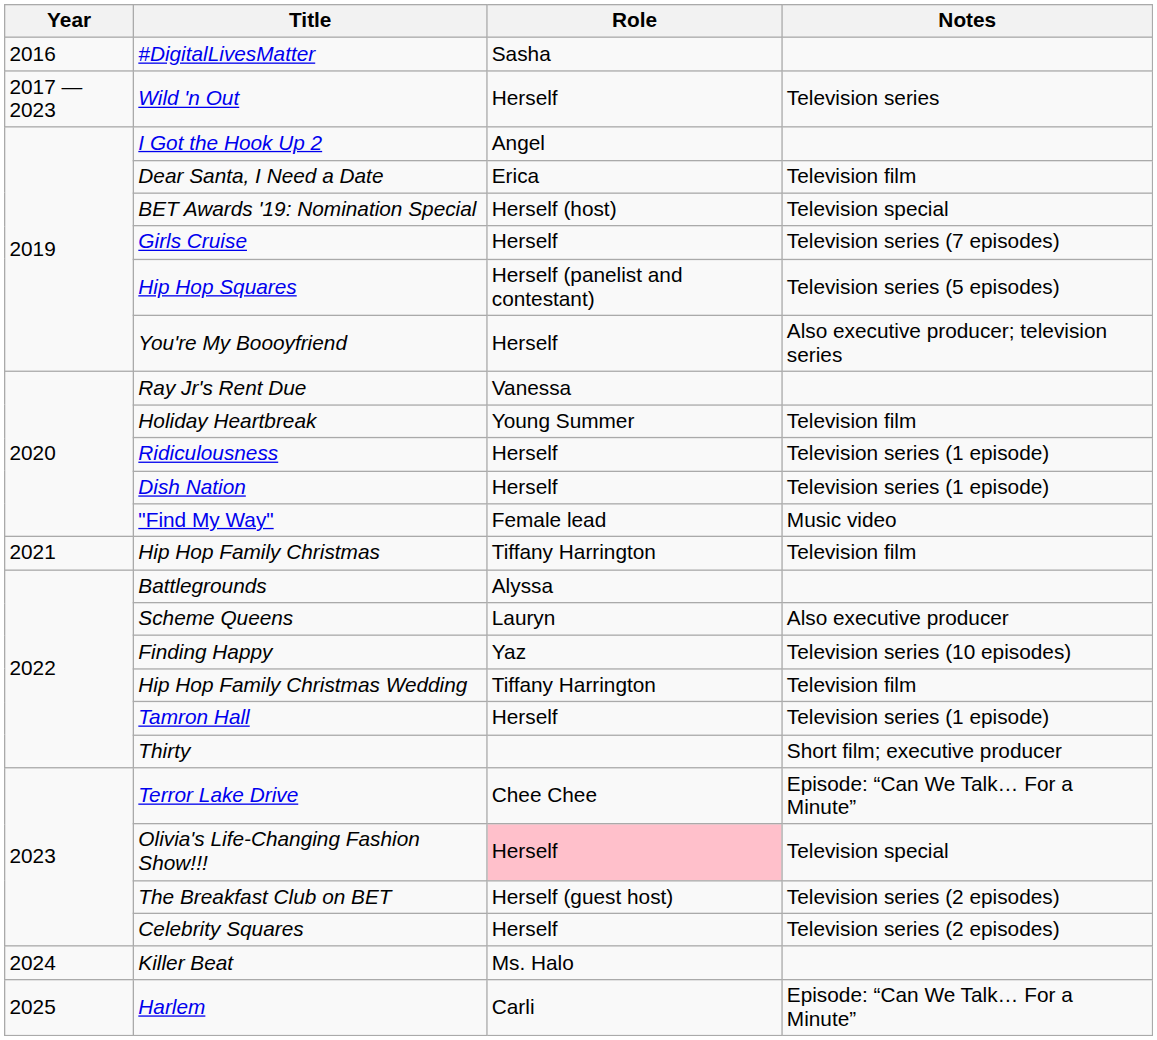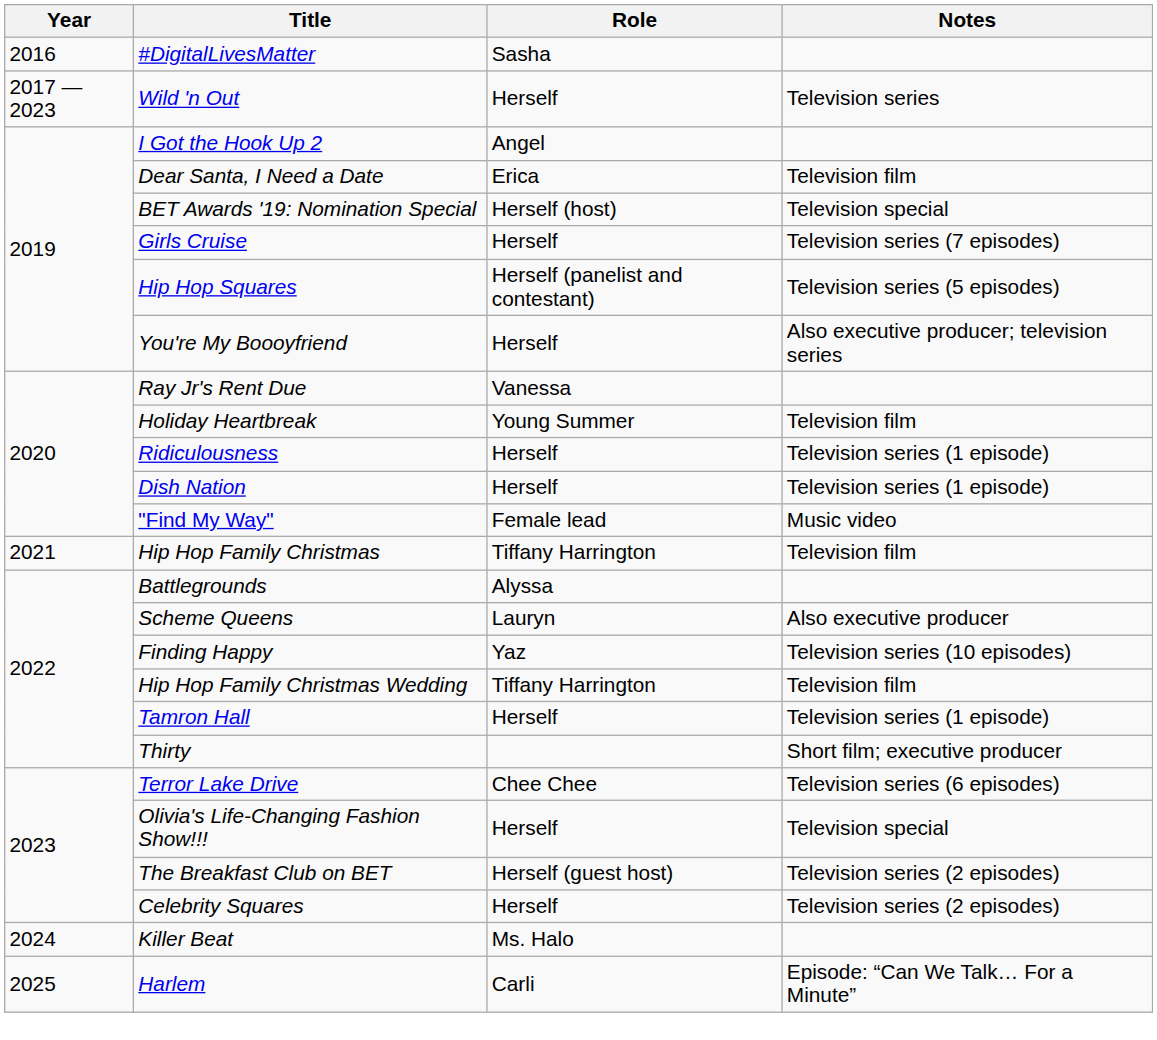(930, 795) Episode: “Can We Talk… For a Minute” -> (923, 783) Television series (6 episodes)
(525, 852) pink background -> (525, 828) no background
